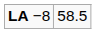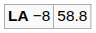(72, 16) 58.5 -> (72, 16) 58.8
